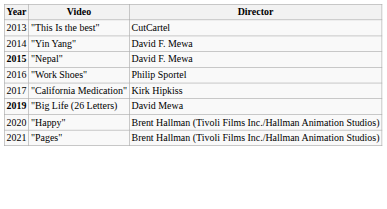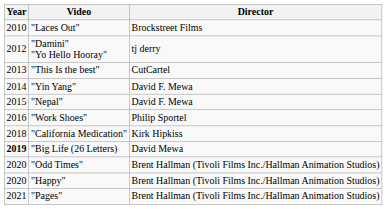+ row: (55, 28)
+ row: (69, 49)
(17, 59) bold -> (17, 102) normal
(17, 91) 2017 -> (17, 133) 2018
+ row: (57, 165)
